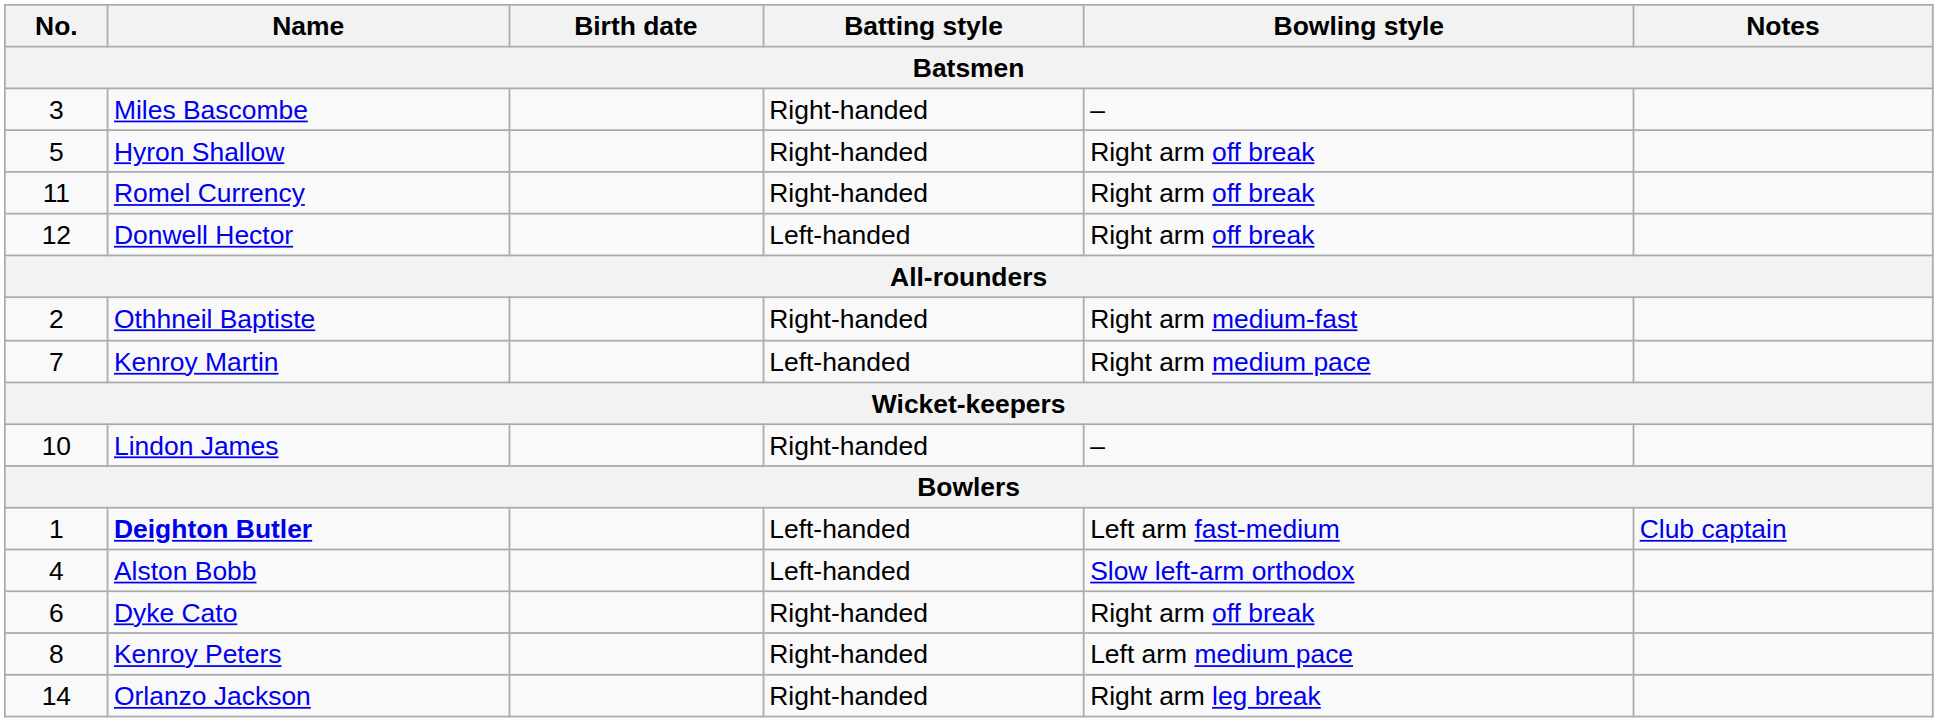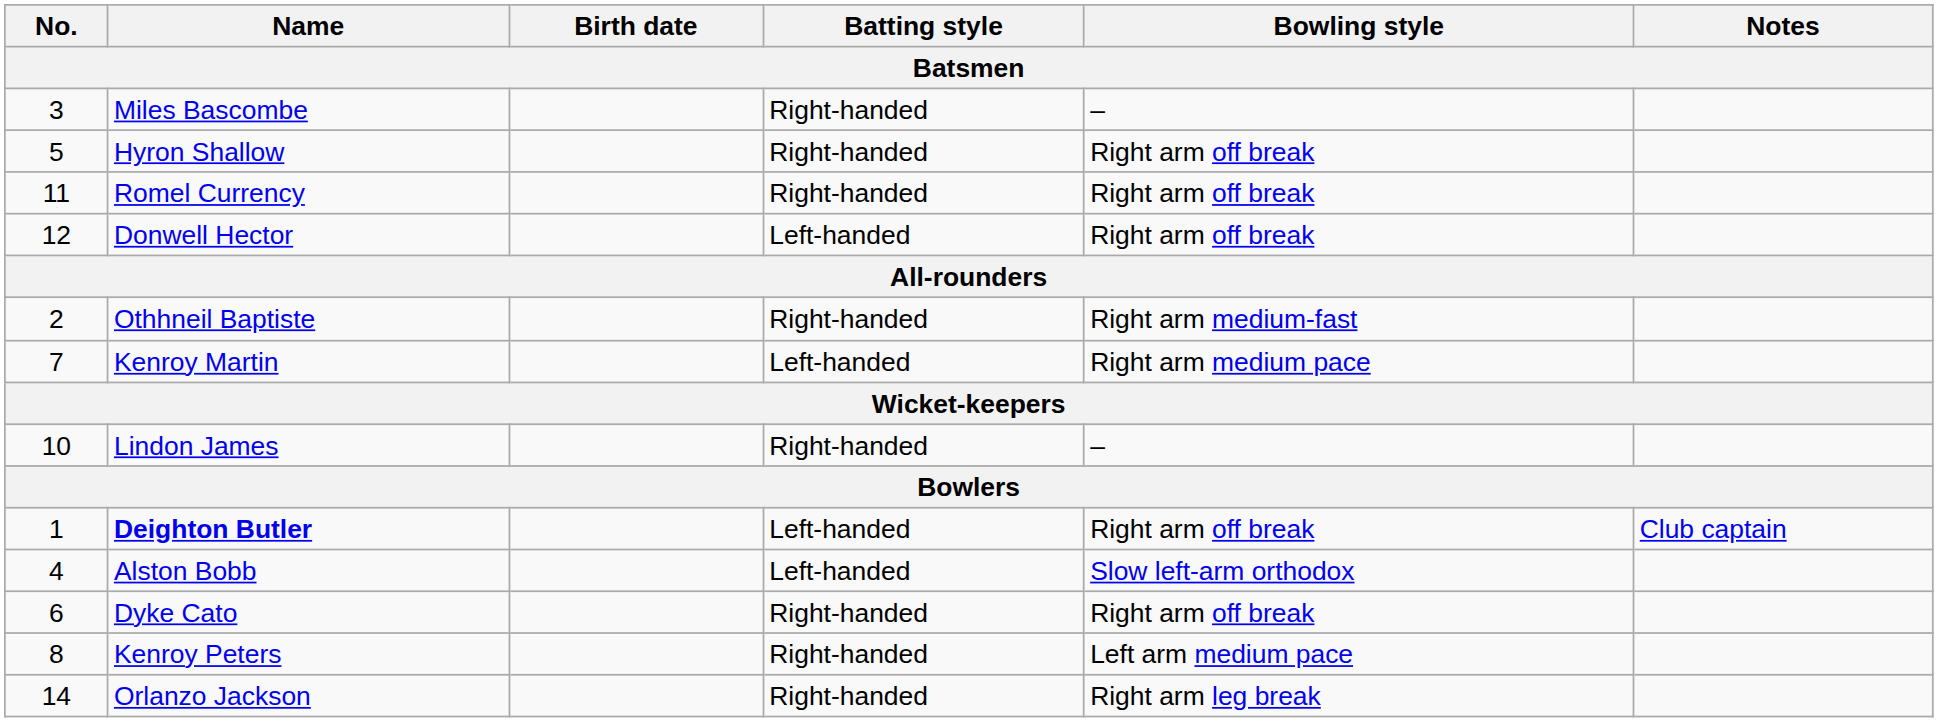(1215, 528) Left arm fast-medium -> (1202, 528) Right arm off break
